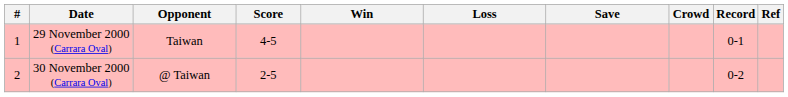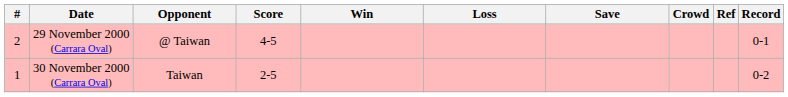columns swapped: (736, 14) <-> (771, 14)
(17, 41) 1 -> (17, 41) 2
(185, 41) Taiwan -> (185, 41) @ Taiwan
(17, 75) 2 -> (17, 75) 1
(185, 75) @ Taiwan -> (185, 75) Taiwan
